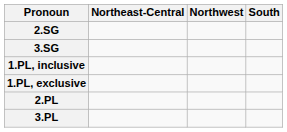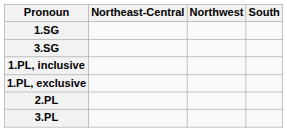+ row: (46, 30)
- row: (46, 30)
